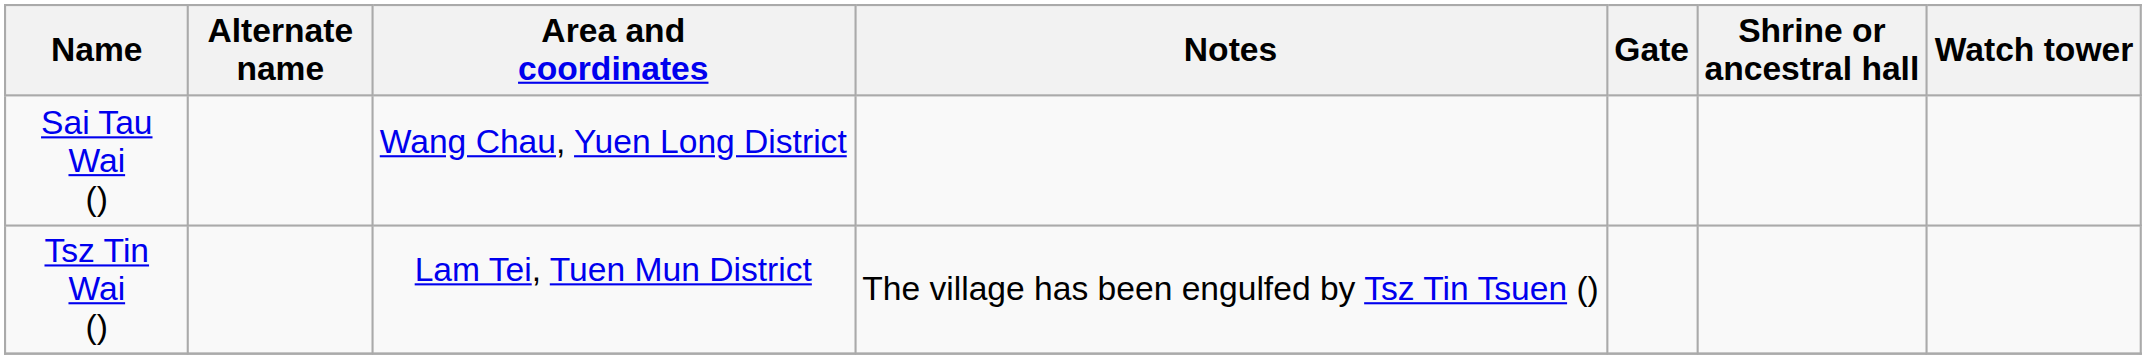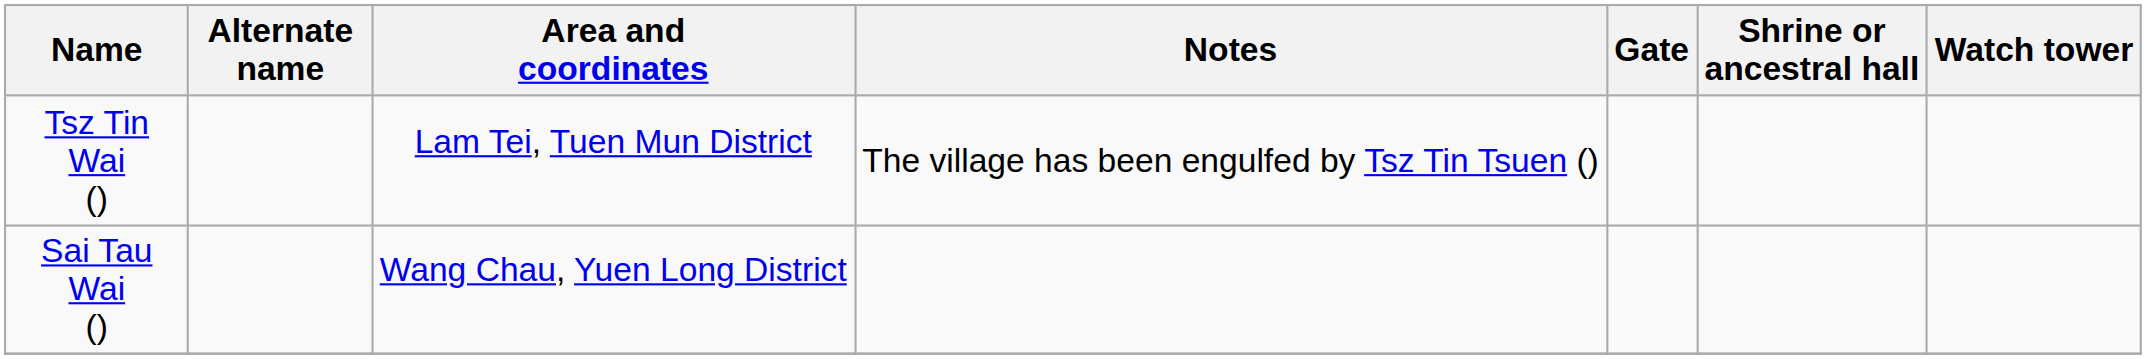rows swapped: (97, 160) <-> (97, 288)
